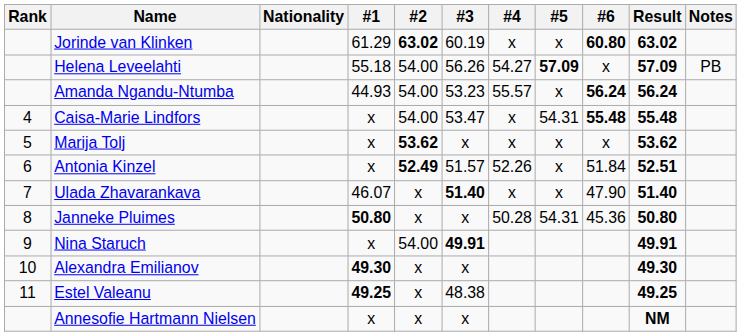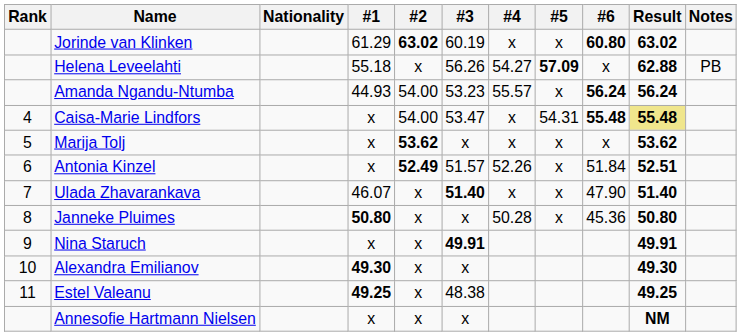(418, 67) 54.00 -> (418, 67) x
(657, 67) 57.09 -> (657, 67) 62.88
(657, 117) no background -> (657, 117) khaki background
(559, 218) 54.31 -> (559, 218) x
(418, 243) 54.00 -> (418, 243) x
